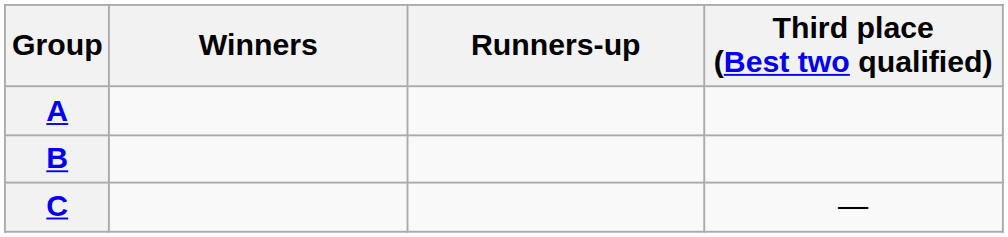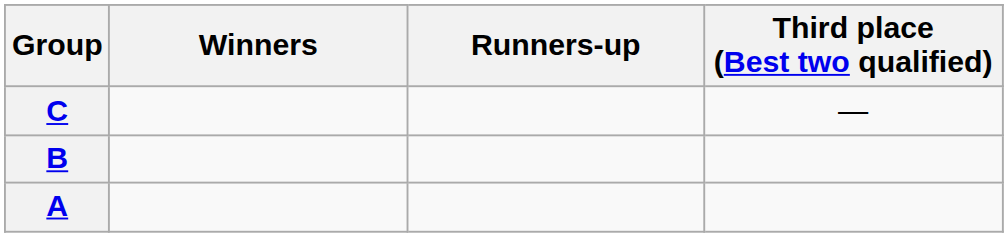rows swapped: (57, 110) <-> (57, 206)
